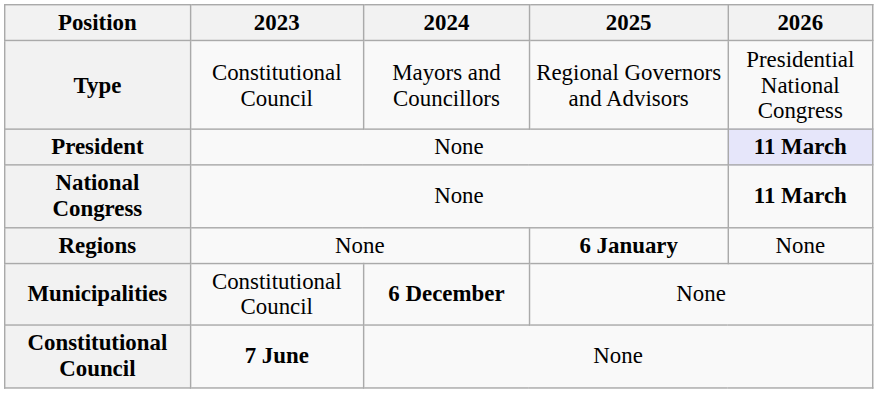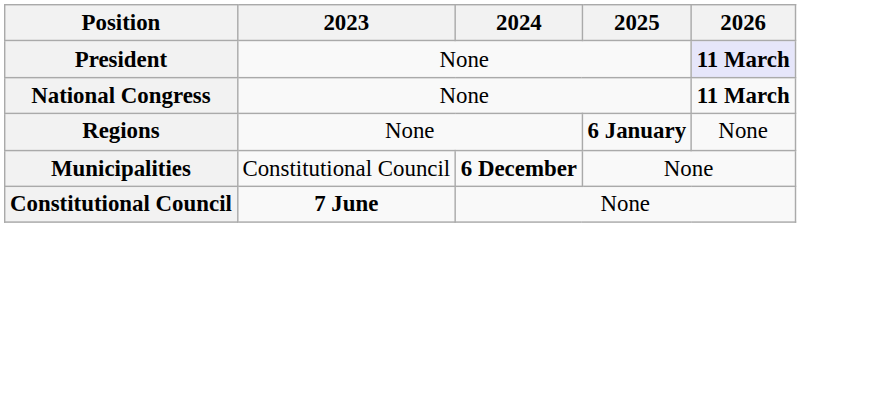- row: (97, 84)
